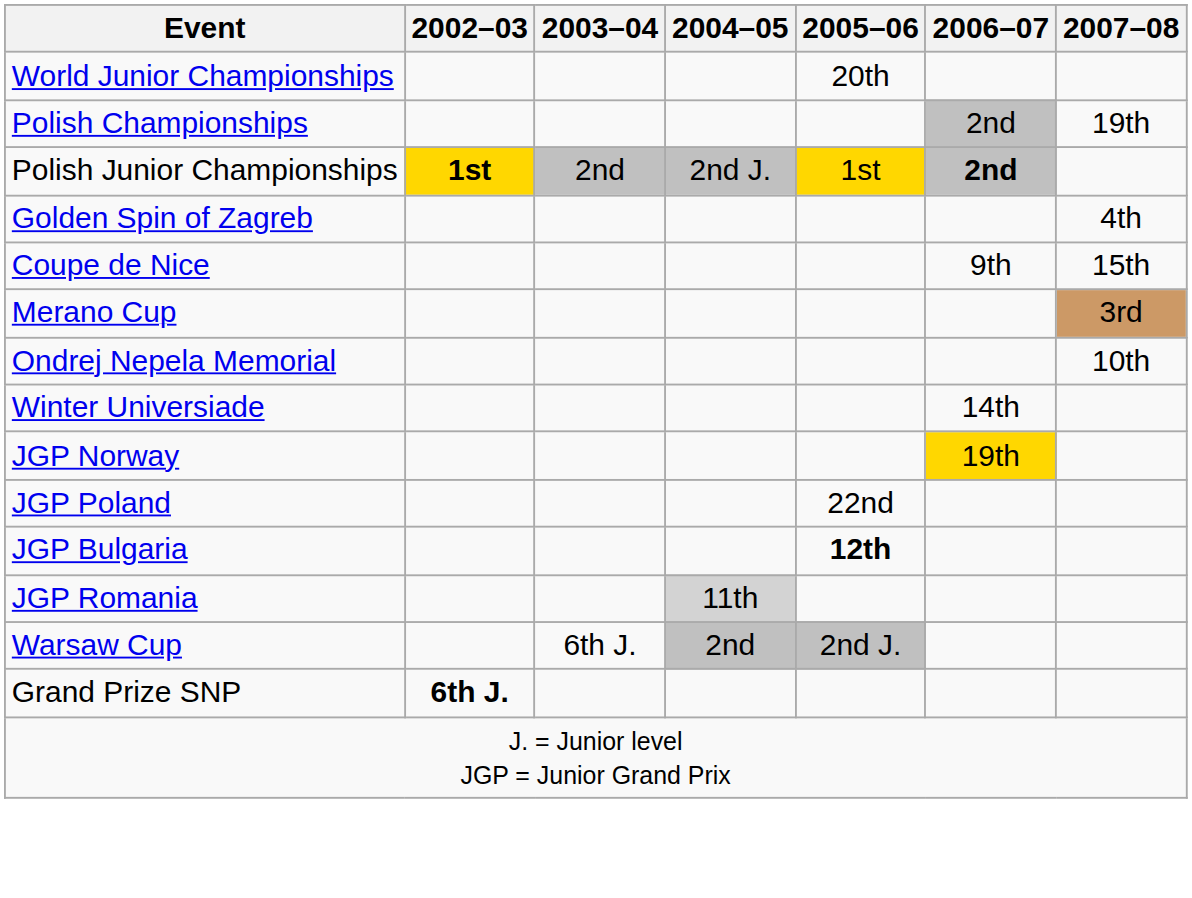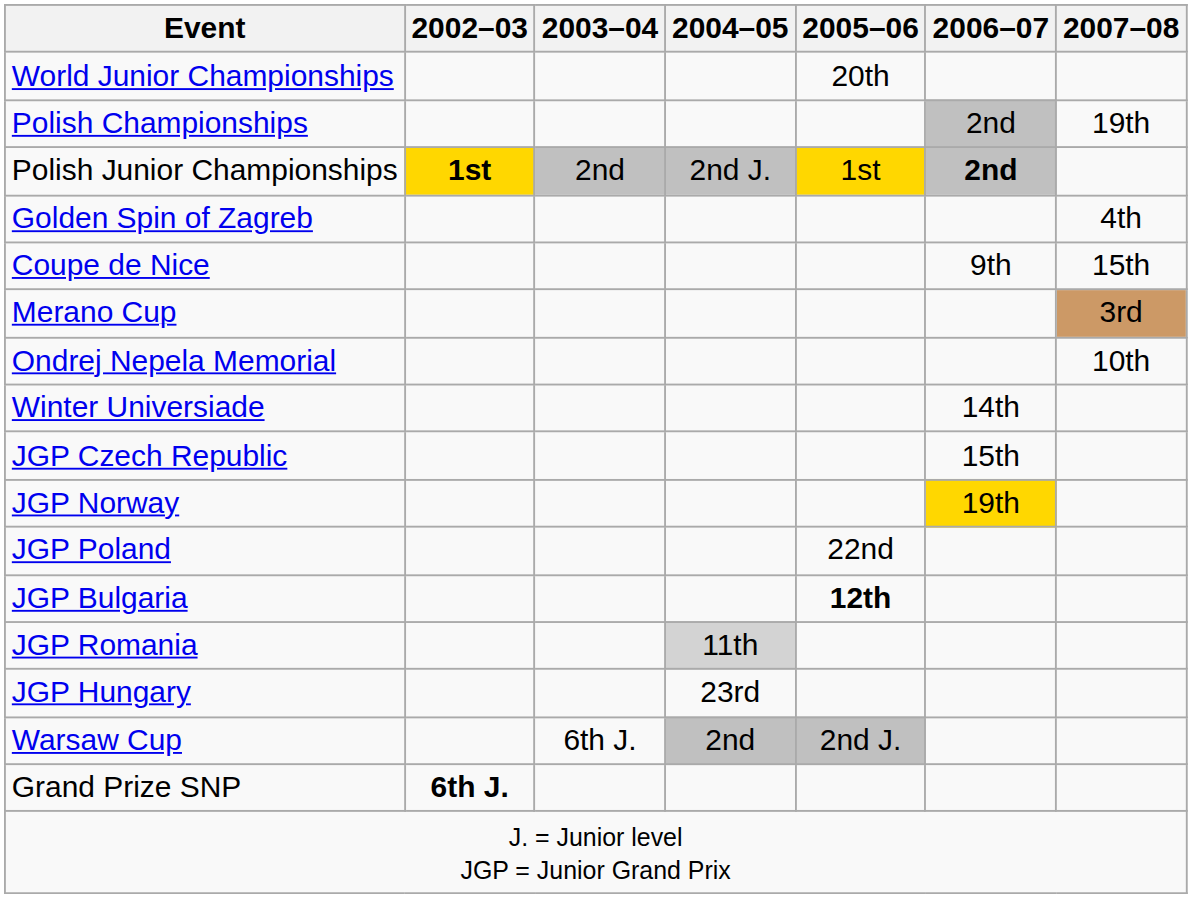+ row: (150, 455)
+ row: (101, 692)
